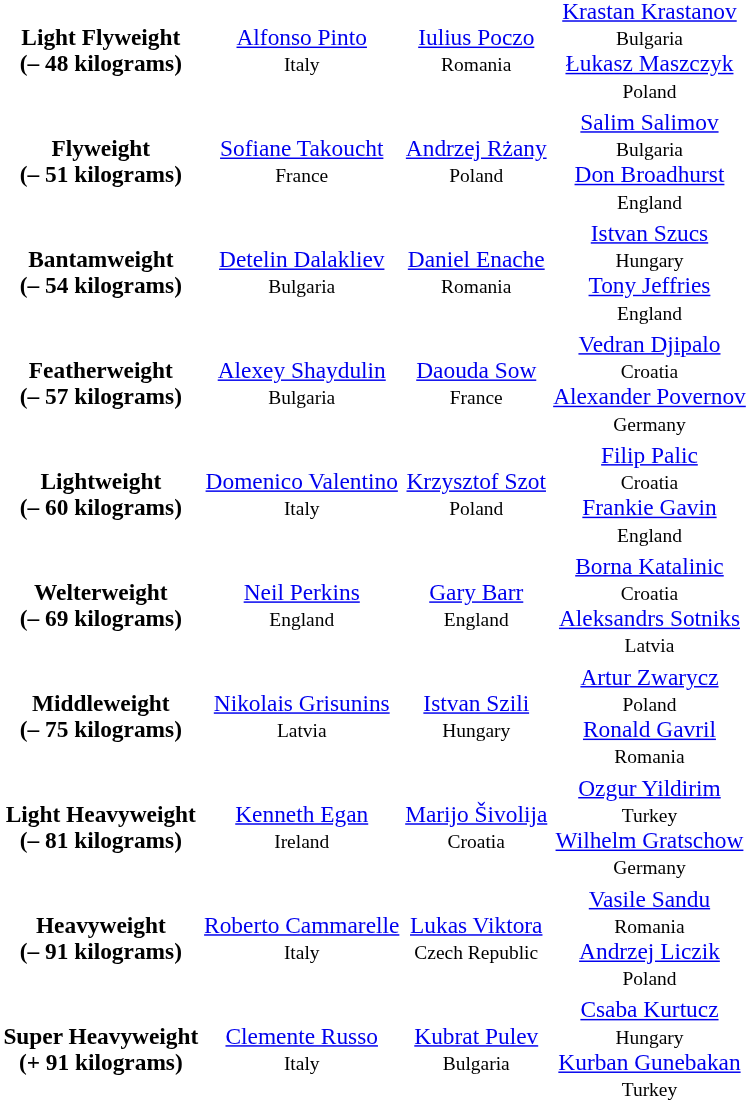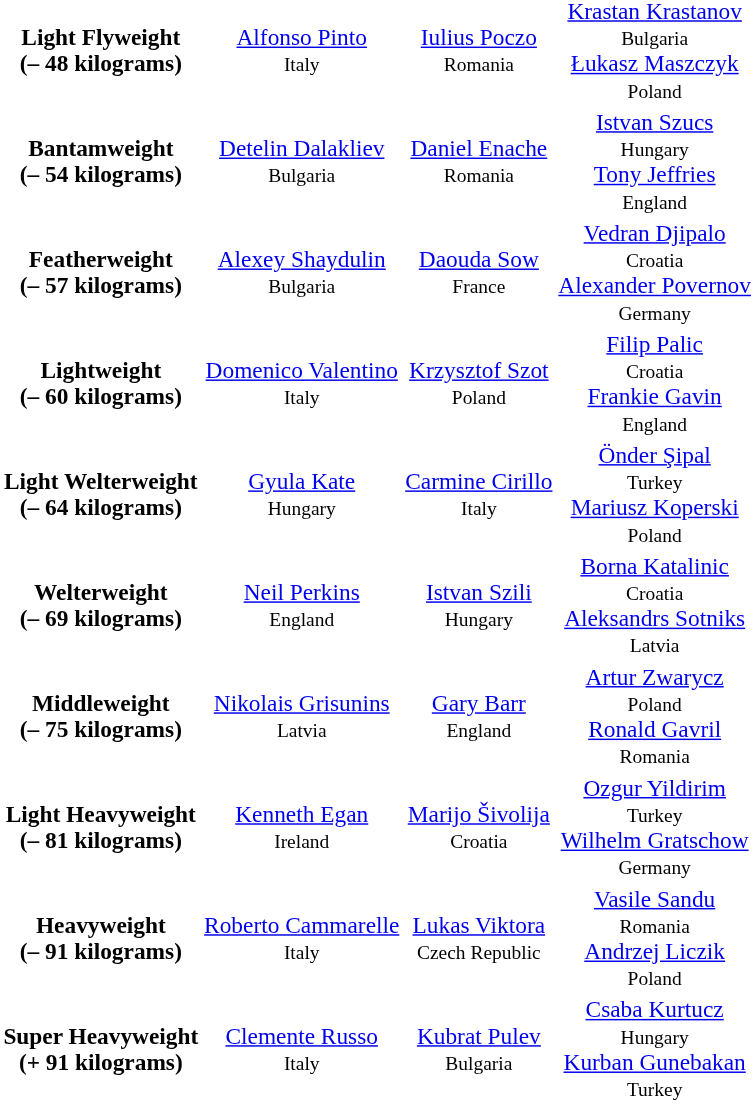- row: (101, 161)
+ row: (101, 494)
(476, 605) Gary Barr England -> (479, 605) Istvan Szili Hungary
(476, 716) Istvan Szili Hungary -> (479, 716) Gary Barr England
